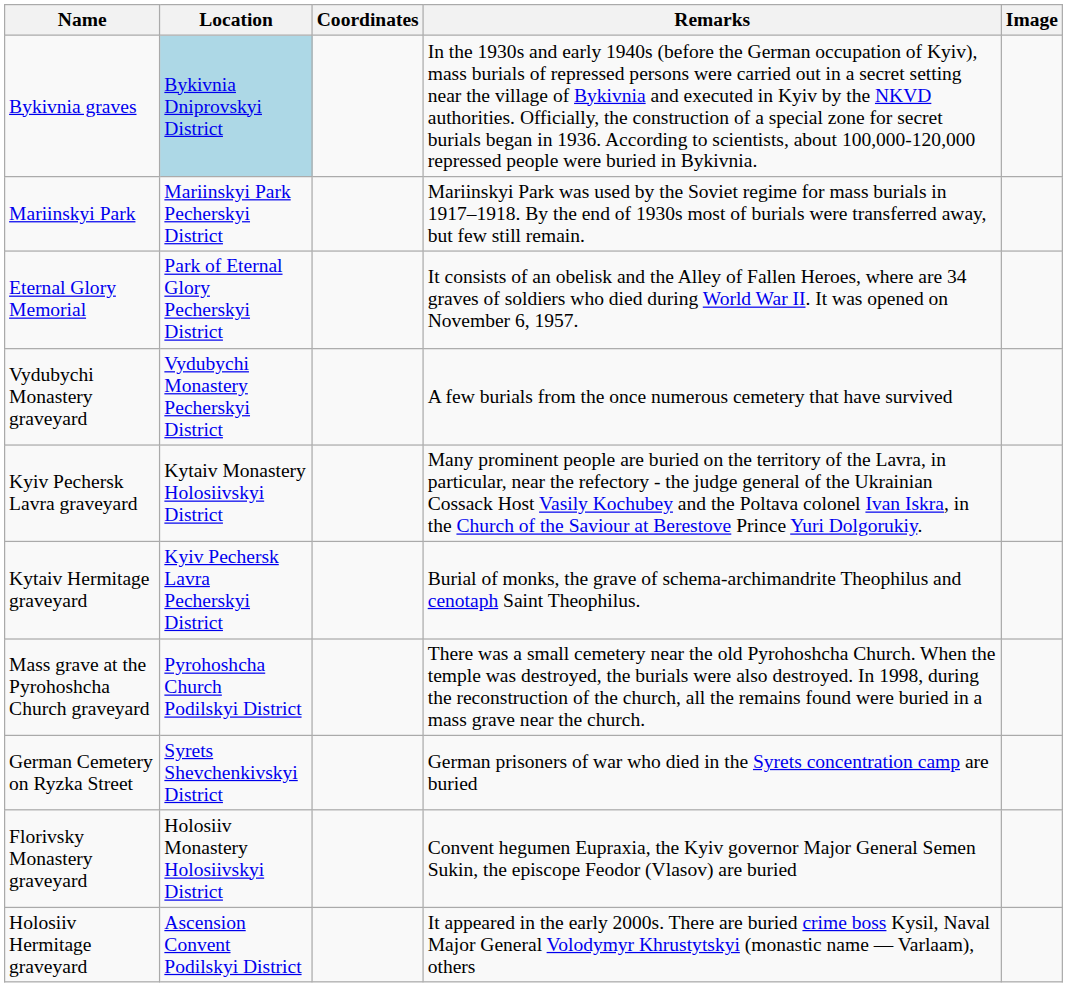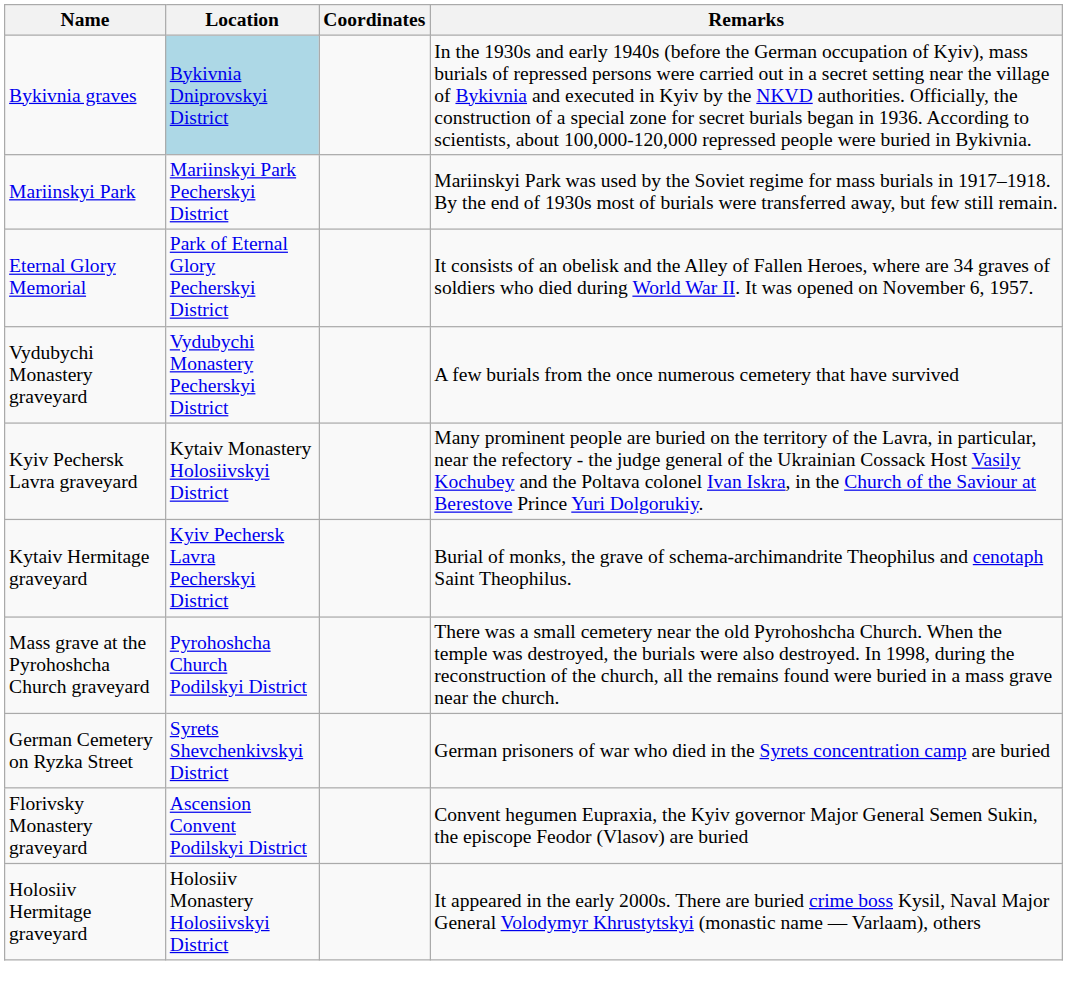- column: (1032, 19)
(214, 858) Holosiiv Monastery Holosiivskyi District -> (238, 825) Ascension Convent Podilskyi District
(233, 944) Ascension Convent Podilskyi District -> (220, 911) Holosiiv Monastery Holosiivskyi District
